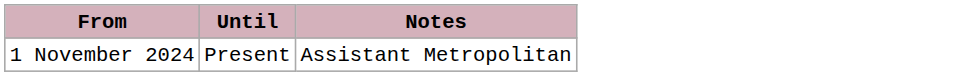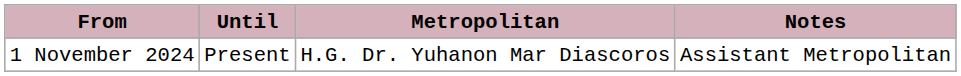+ column: (485, 22)
